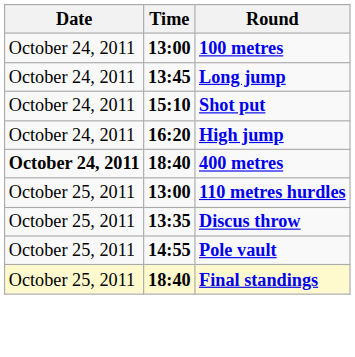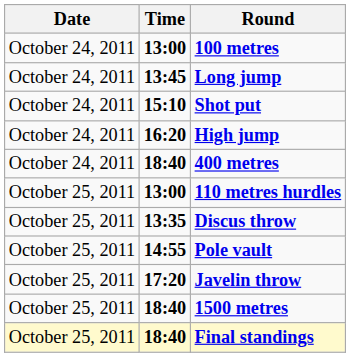(74, 163) bold -> (72, 163) normal
+ row: (248, 279)
+ row: (241, 308)
